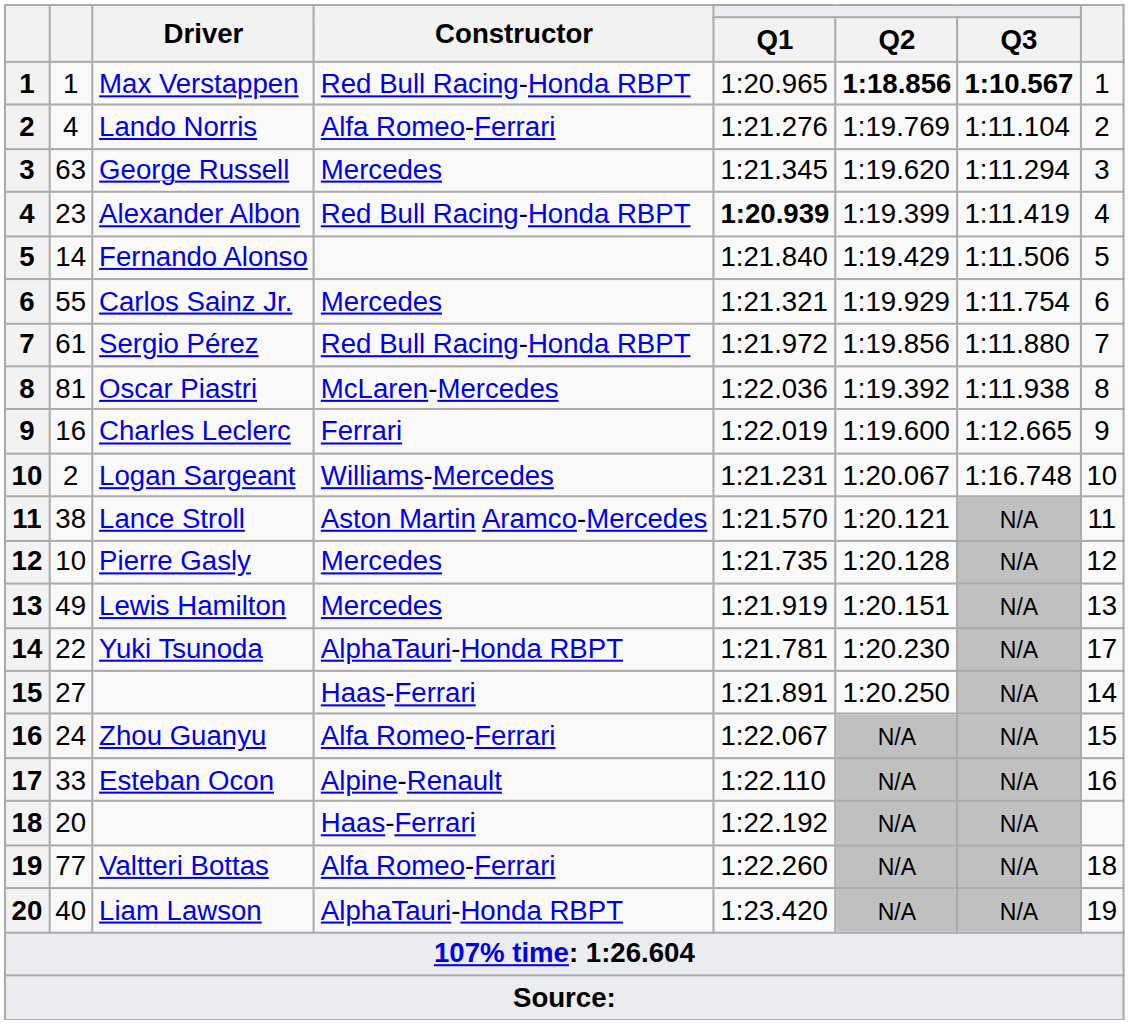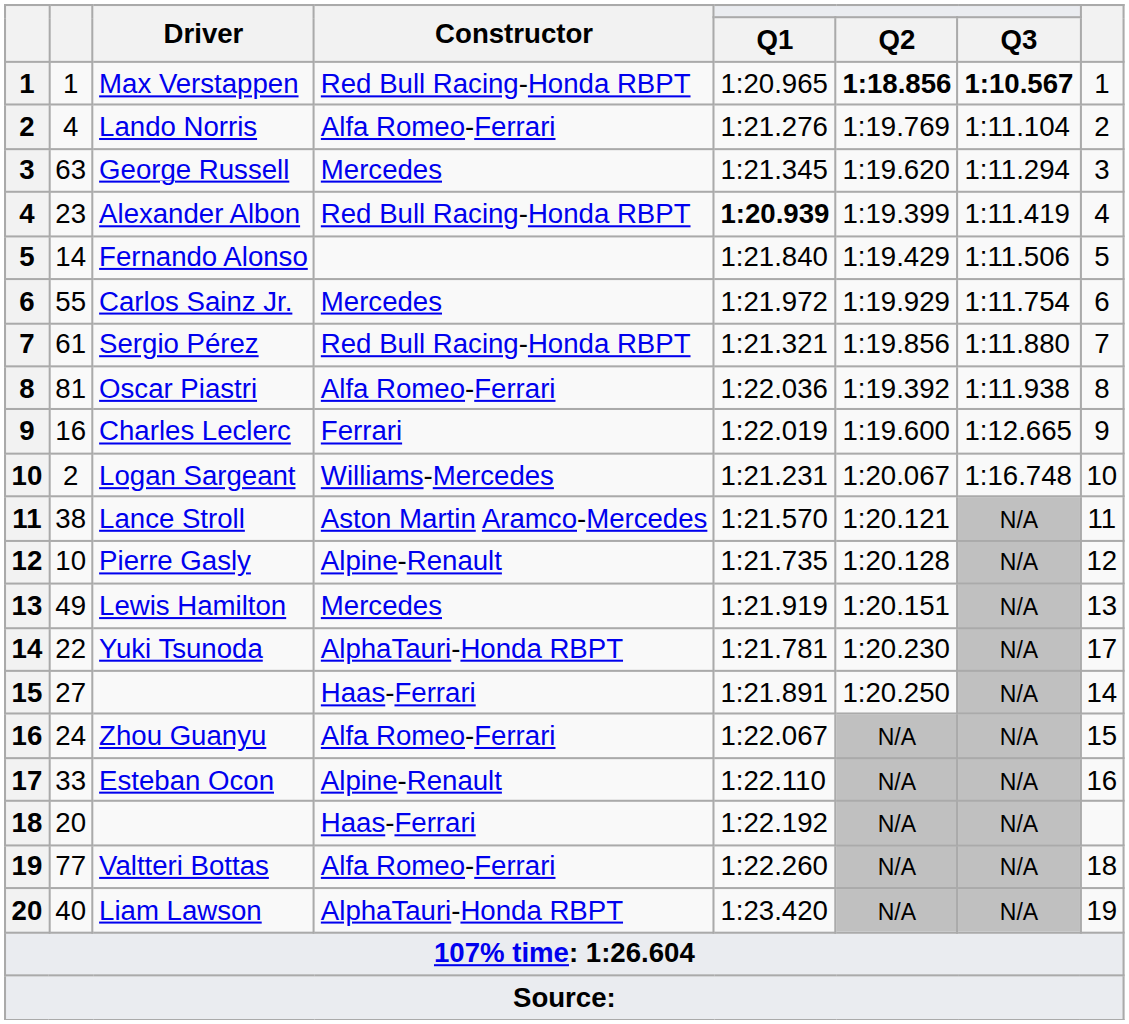(774, 301) 1:21.321 -> (774, 301) 1:21.972
(774, 344) 1:21.972 -> (774, 344) 1:21.321
(440, 388) McLaren-Mercedes -> (438, 388) Alfa Romeo-Ferrari
(381, 562) Mercedes -> (411, 562) Alpine-Renault
